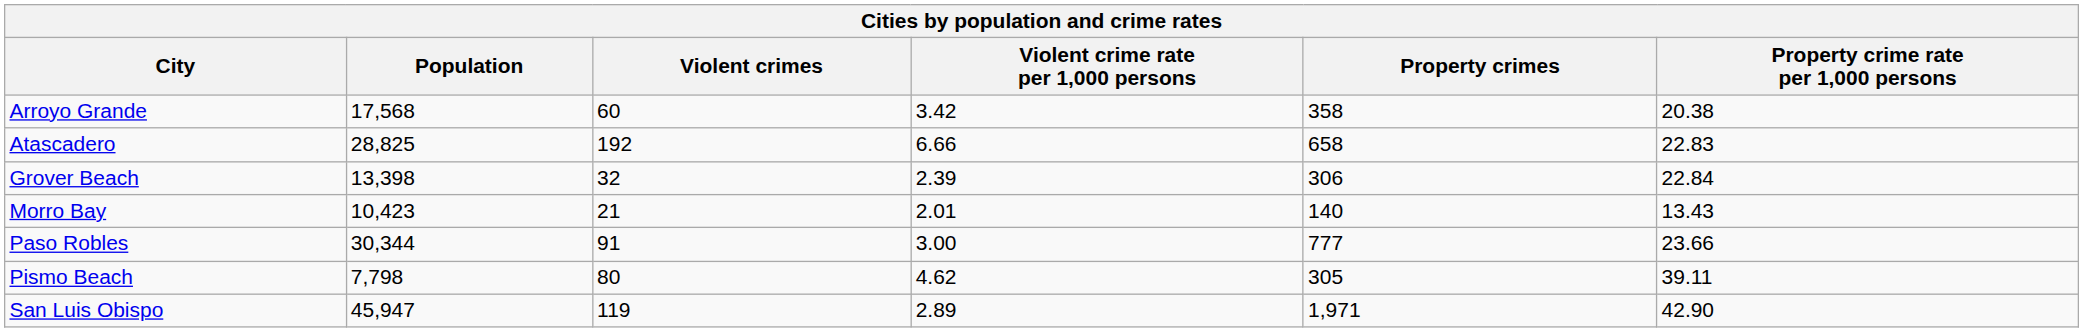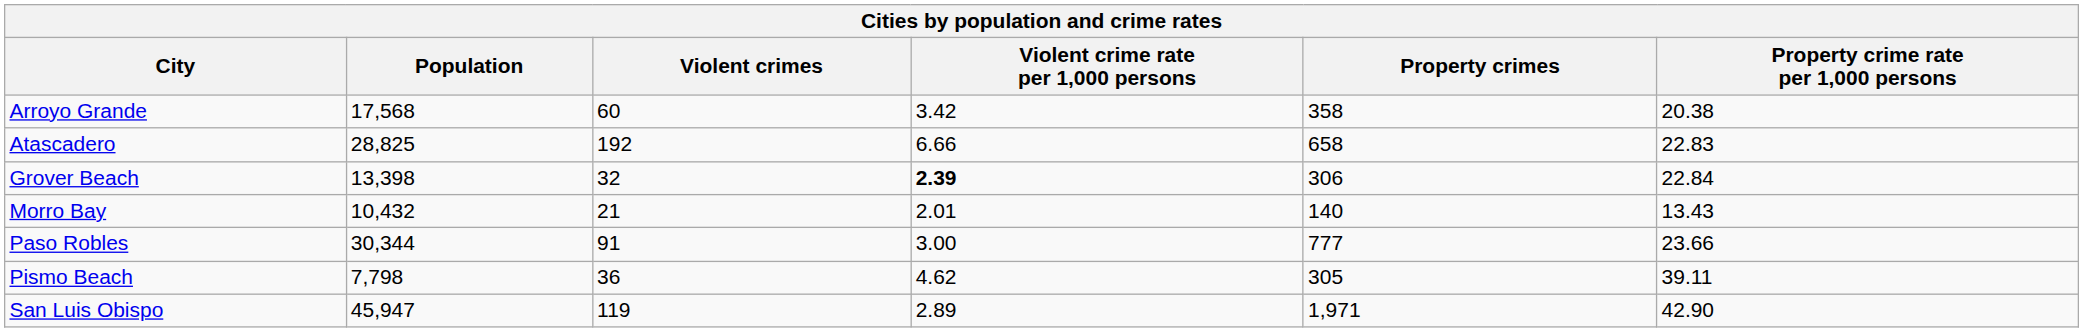(936, 177) normal -> (936, 177) bold
(383, 210) 10,423 -> (383, 210) 10,432
(609, 277) 80 -> (609, 277) 36
